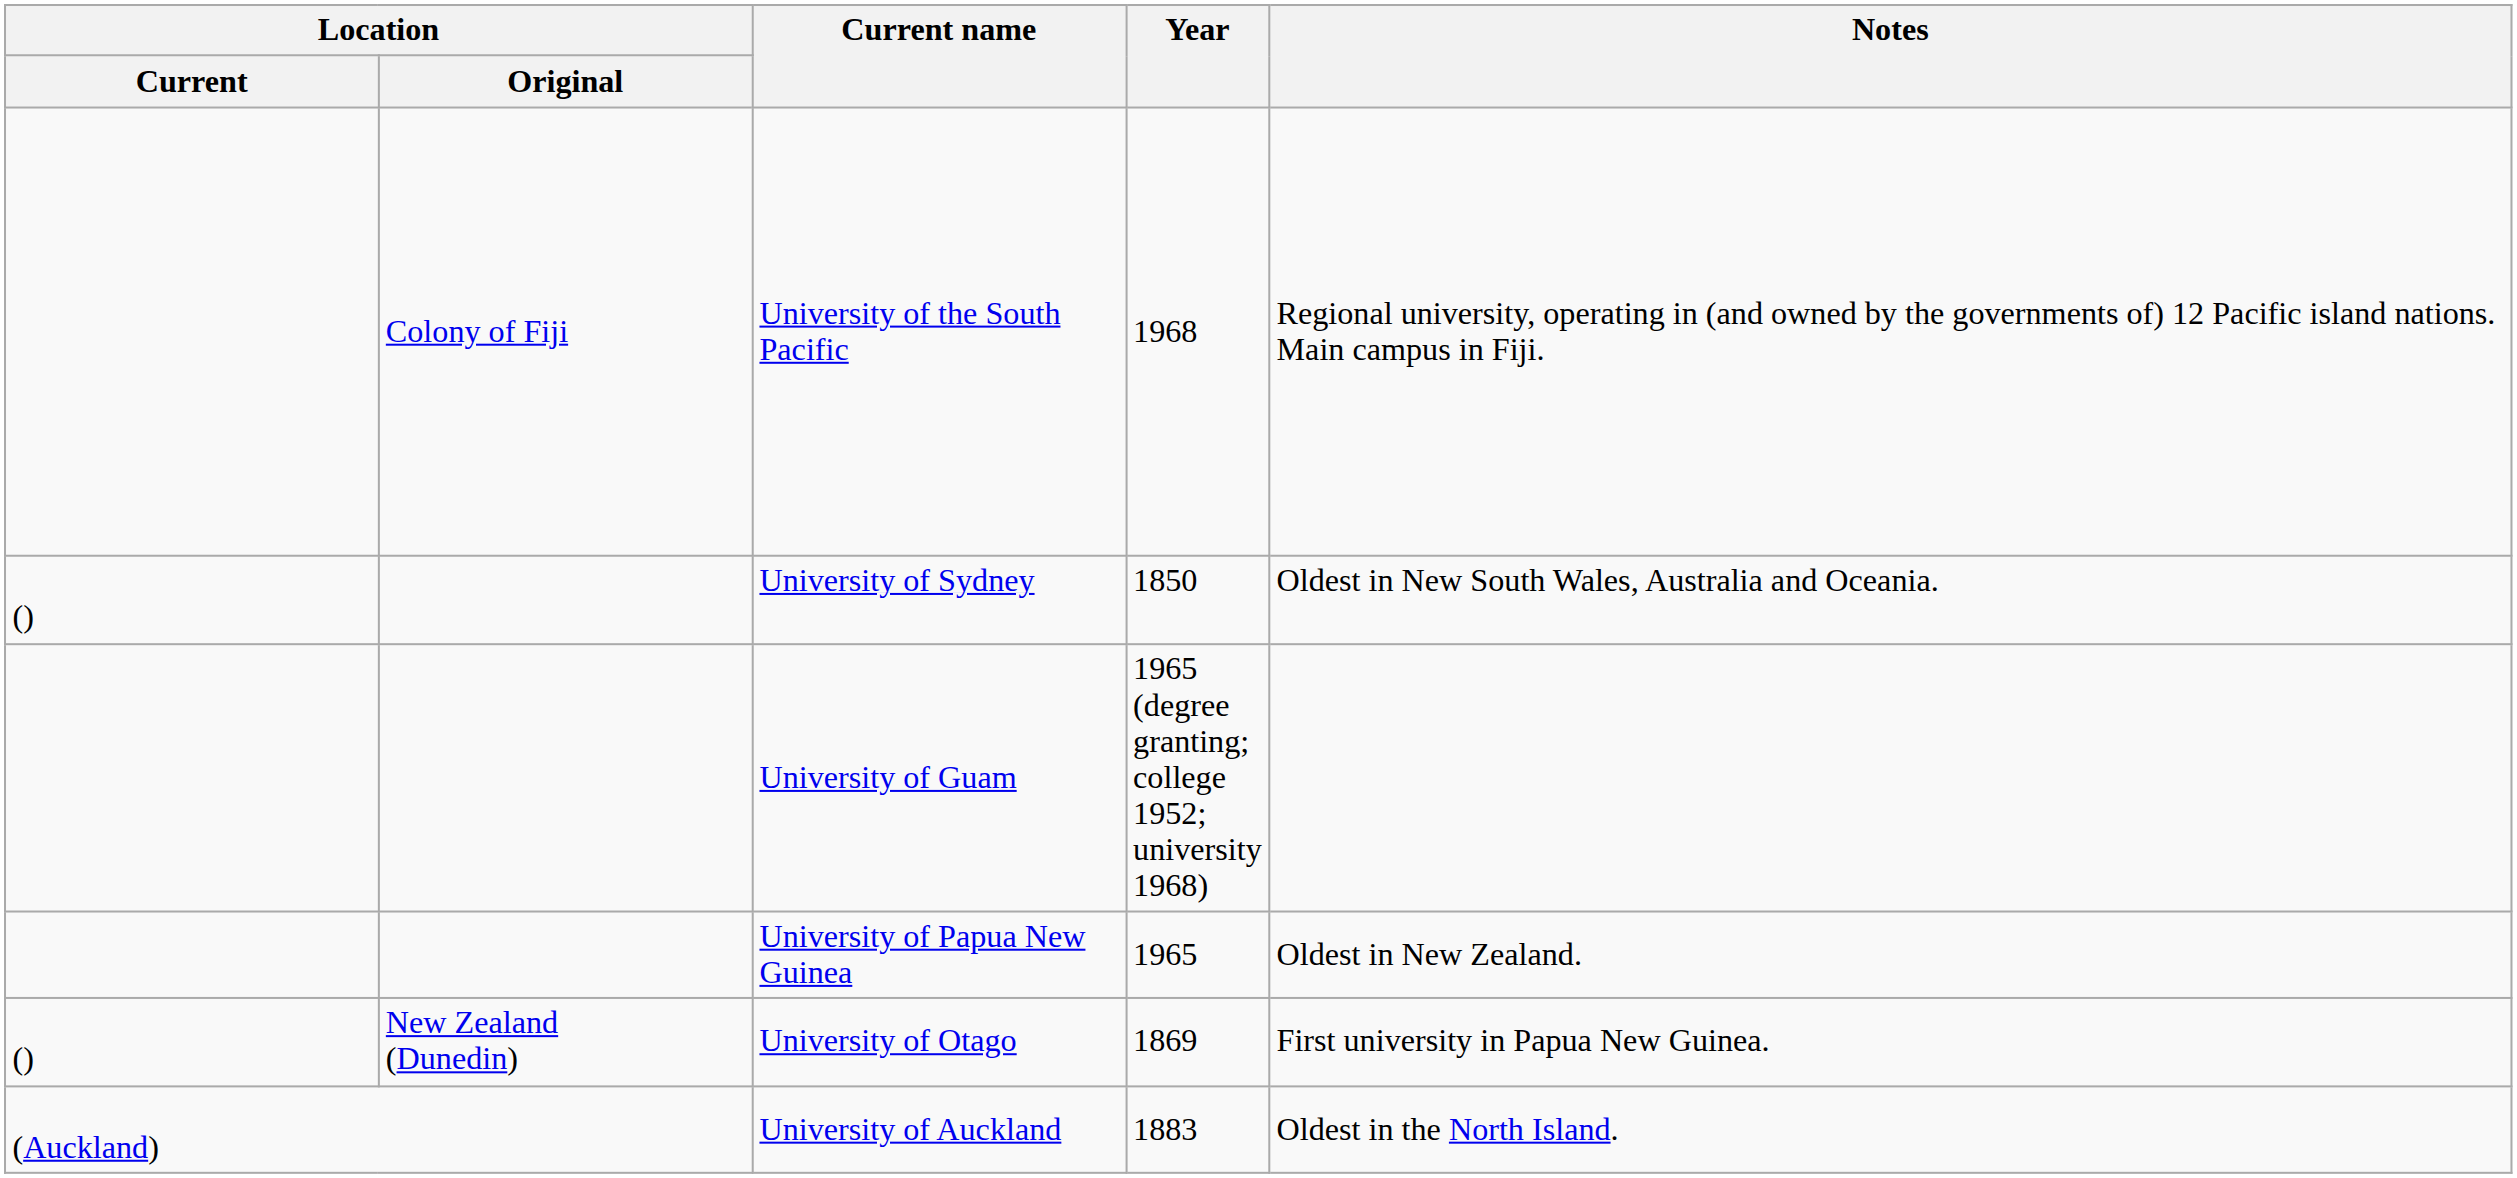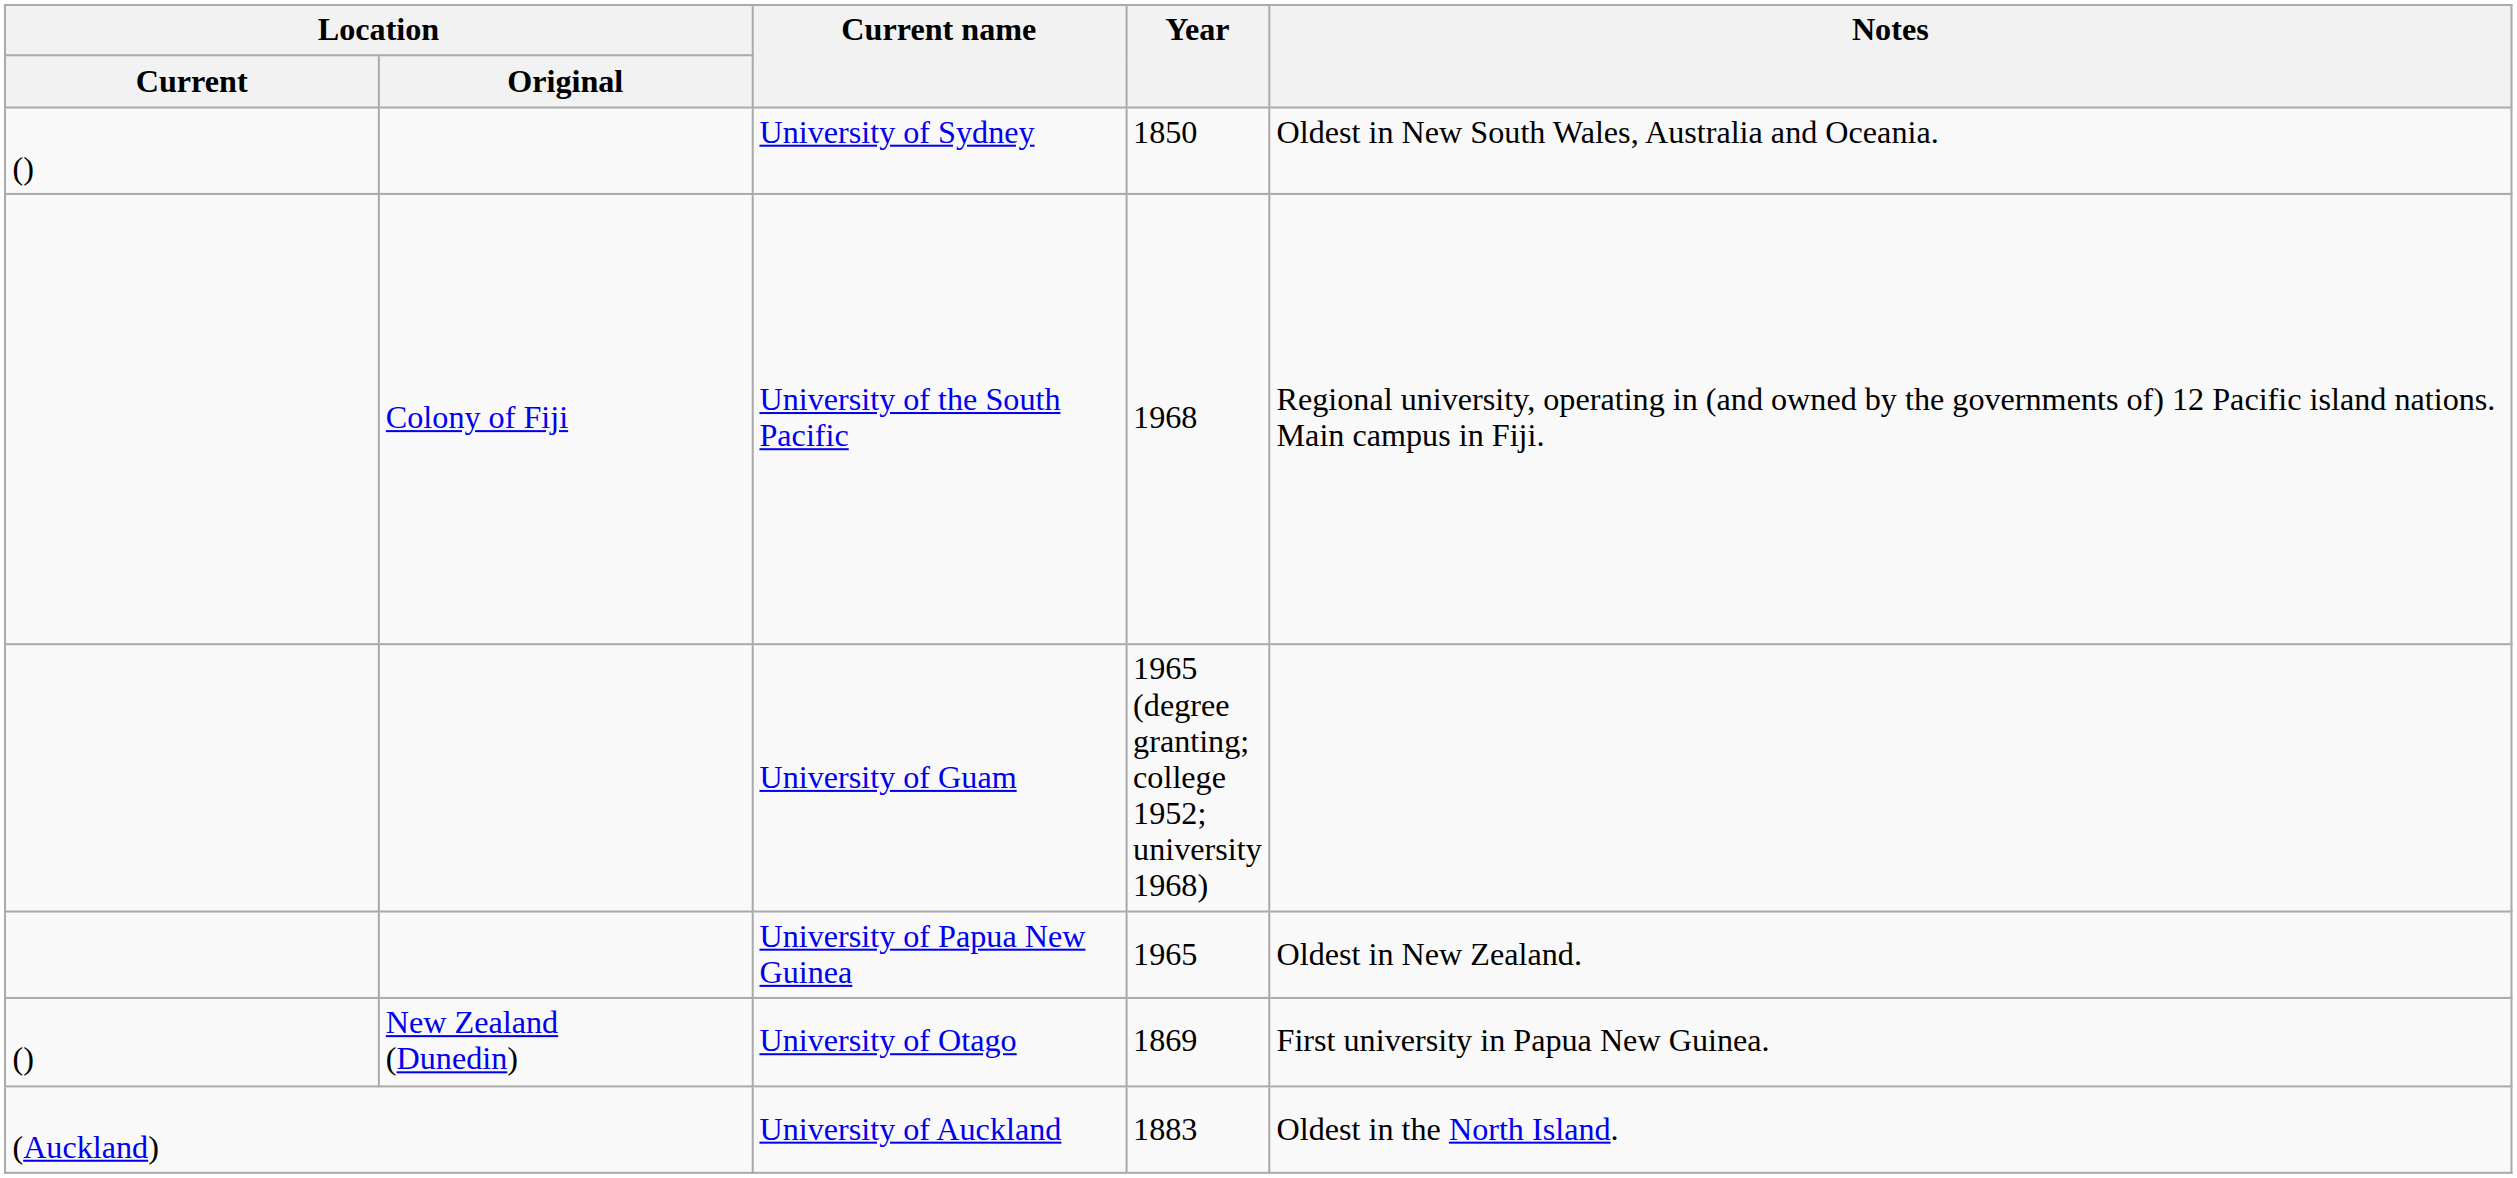rows swapped: (897, 580) <-> (910, 330)
